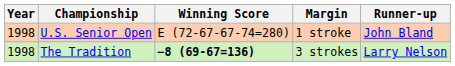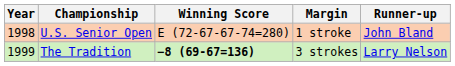(21, 52) 1998 -> (21, 52) 1999
